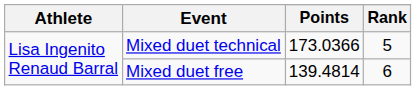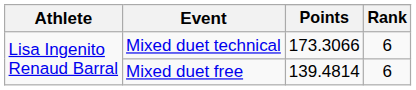(324, 45) 173.0366 -> (324, 45) 173.3066
(387, 45) 5 -> (387, 45) 6
